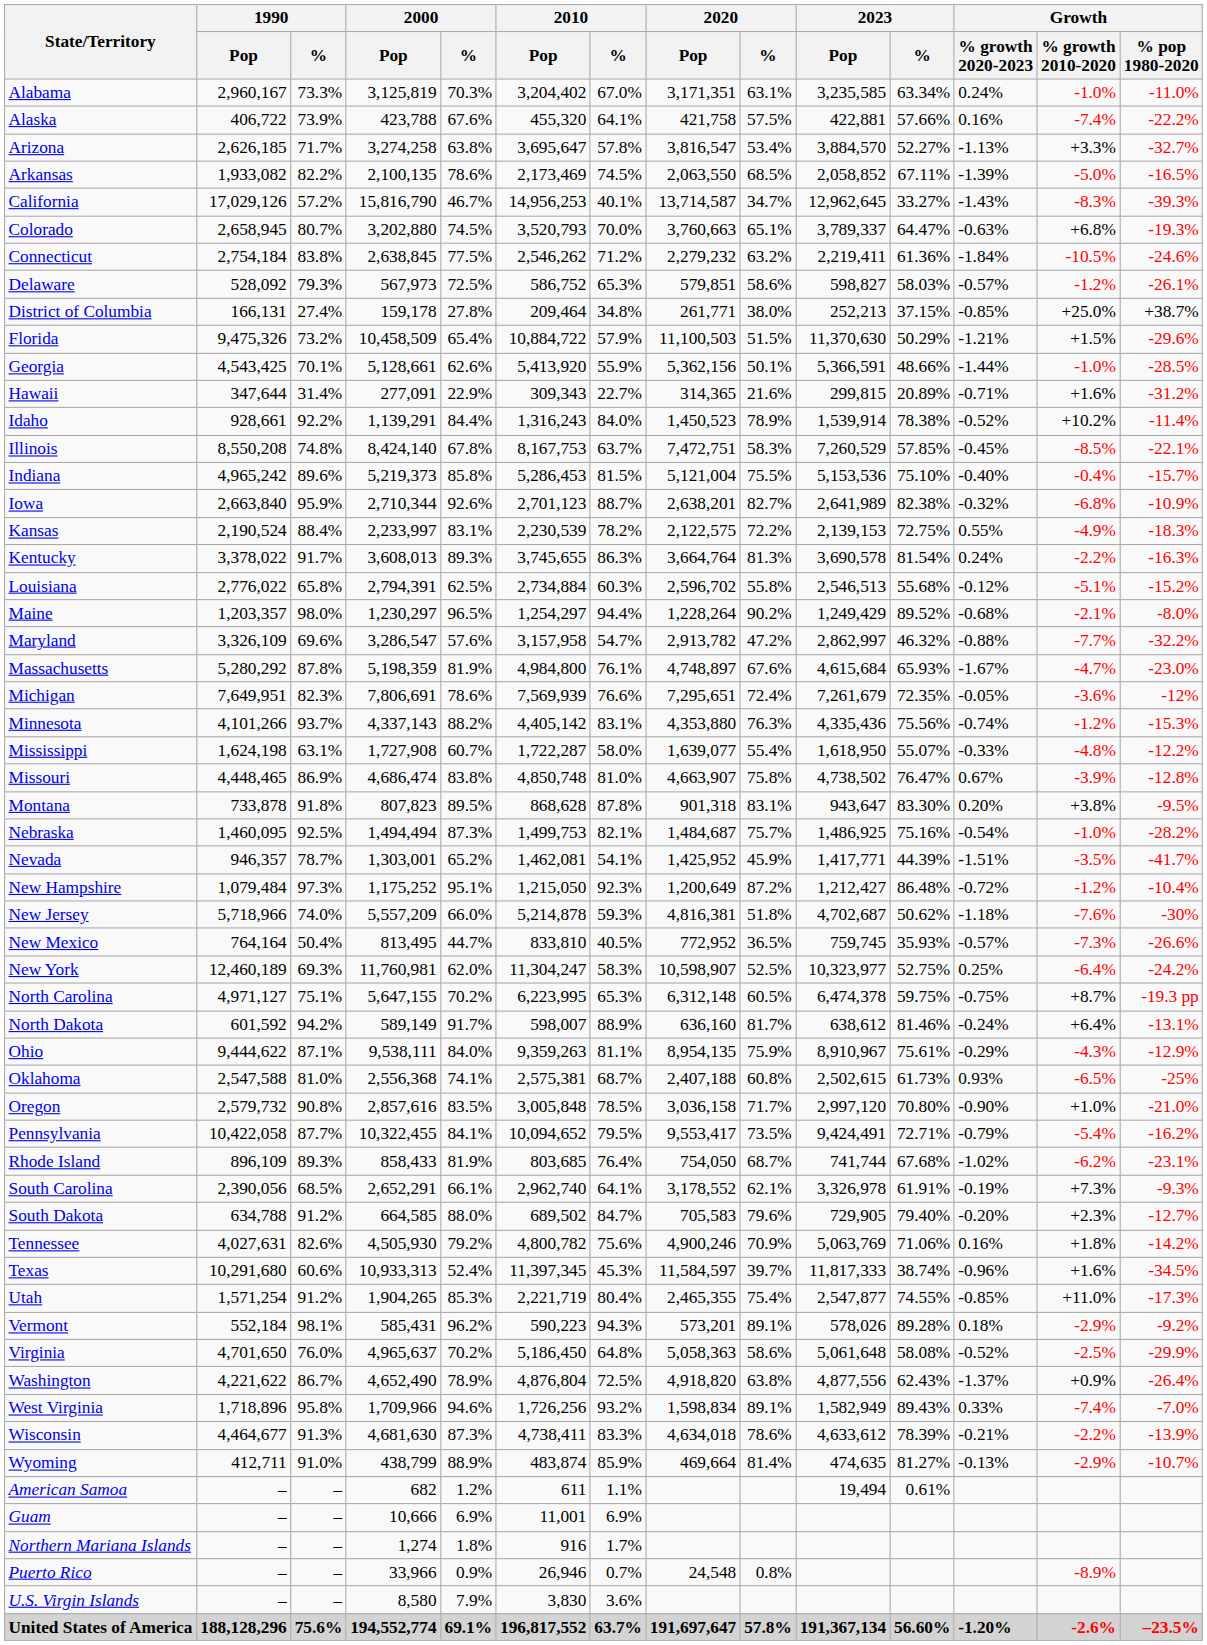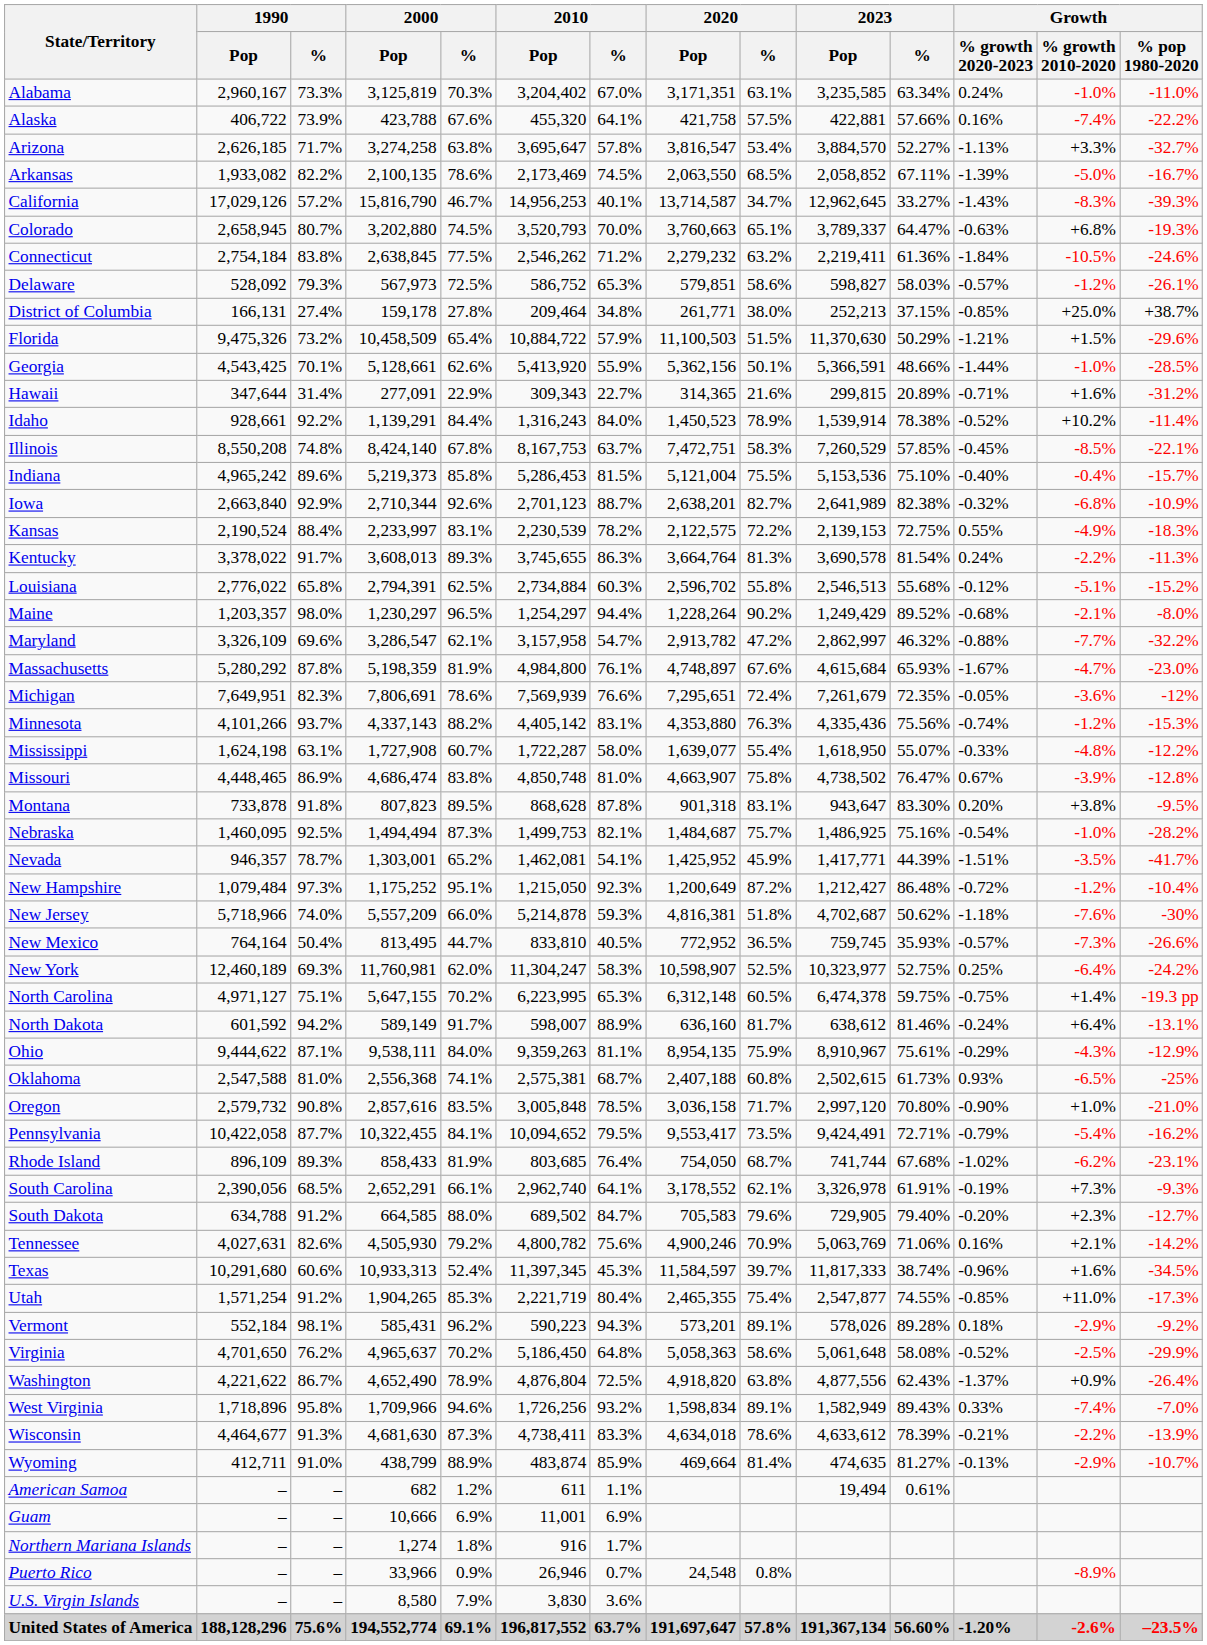(1174, 174) -16.5% -> (1174, 174) -16.7%
(320, 503) 95.9% -> (320, 503) 92.9%
(1174, 558) -16.3% -> (1174, 558) -11.3%
(470, 640) 57.6% -> (470, 640) 62.1%
(1093, 996) +8.7% -> (1093, 996) +1.4%
(1093, 1243) +1.8% -> (1093, 1243) +2.1%
(320, 1353) 76.0% -> (320, 1353) 76.2%
